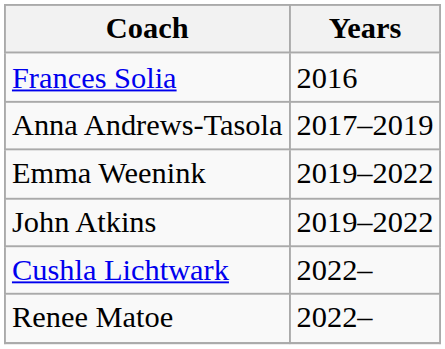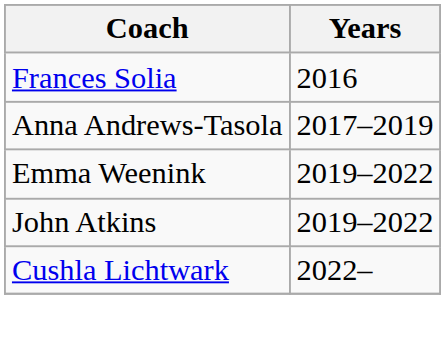- row: (93, 317)
